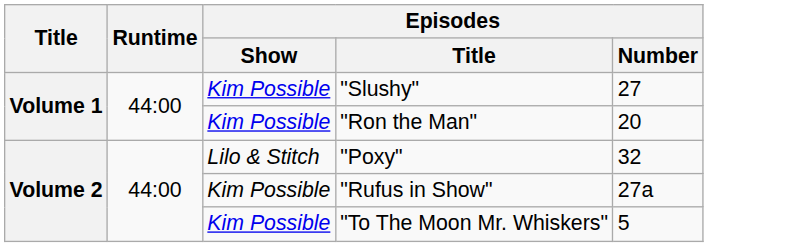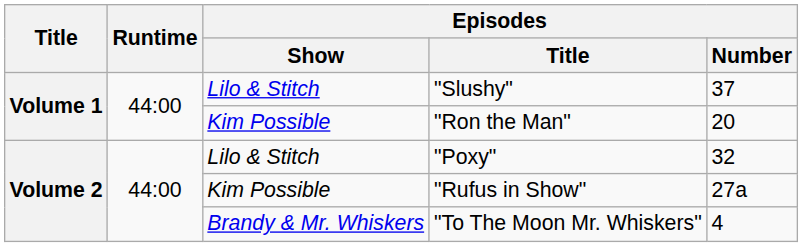(269, 88) Kim Possible -> (264, 88) Lilo & Stitch
(630, 88) 27 -> (723, 88) 37
(269, 223) Kim Possible -> (316, 223) Brandy & Mr. Whiskers
(624, 223) 5 -> (717, 223) 4
